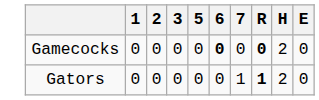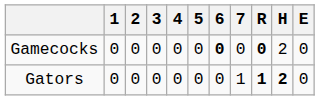+ column: (178, 20)
(283, 80) normal -> (283, 80) bold
